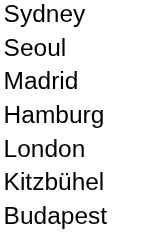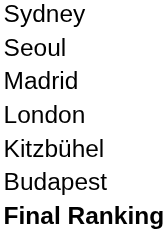- row: (54, 115)
+ row: (84, 216)
